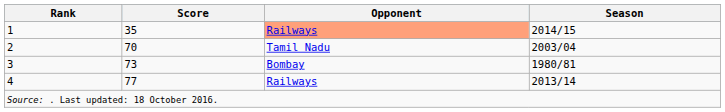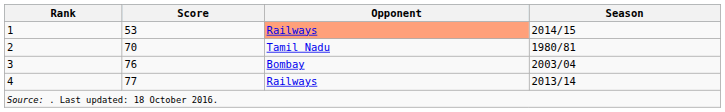(131, 30) 35 -> (131, 30) 53
(554, 47) 2003/04 -> (554, 47) 1980/81
(131, 64) 73 -> (131, 64) 76
(554, 64) 1980/81 -> (554, 64) 2003/04
